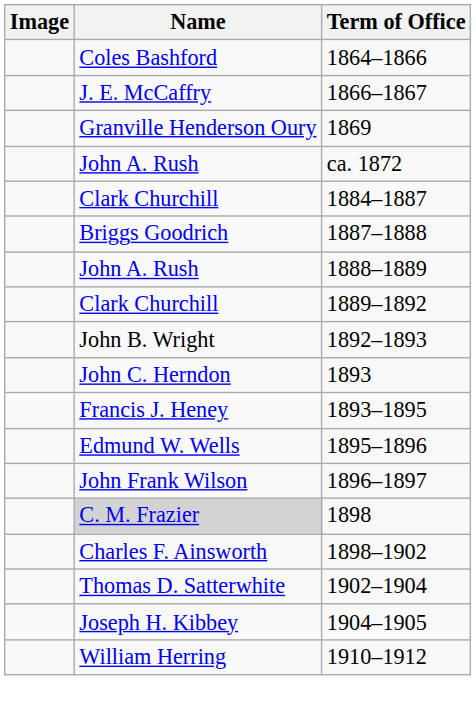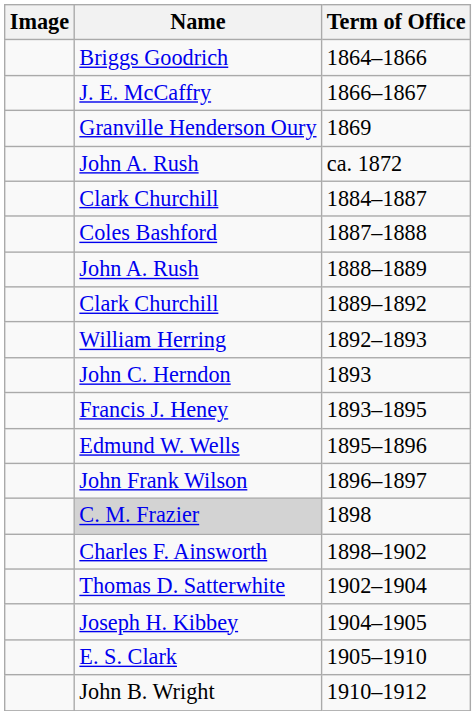(148, 57) Coles Bashford -> (154, 57) Briggs Goodrich
(154, 233) Briggs Goodrich -> (148, 233) Coles Bashford
(147, 339) John B. Wright -> (153, 339) William Herring
+ row: (377, 657)
(153, 657) William Herring -> (147, 692) John B. Wright
